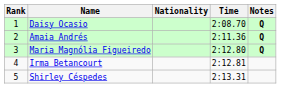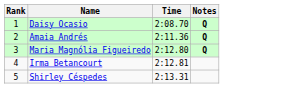- column: (181, 11)
